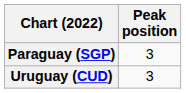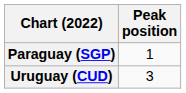(150, 54) 3 -> (150, 54) 1
